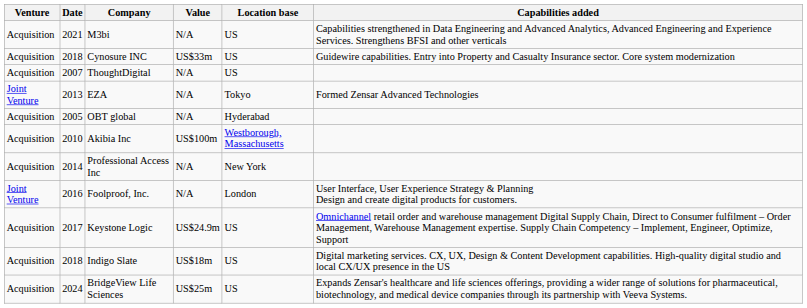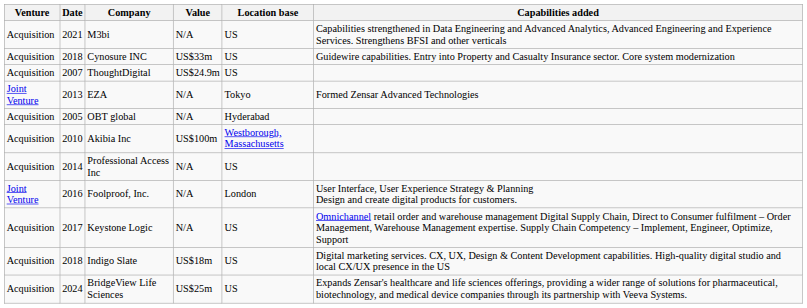(185, 72) N/A -> (198, 72) US$24.9m
(245, 166) New York -> (231, 166) US
(198, 227) US$24.9m -> (185, 227) N/A
